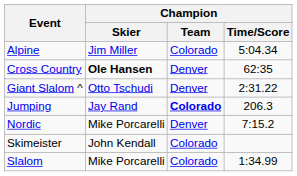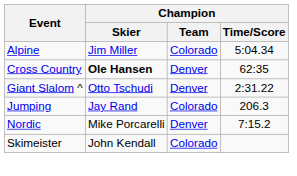(196, 106) bold -> (194, 106) normal
- row: (25, 161)
